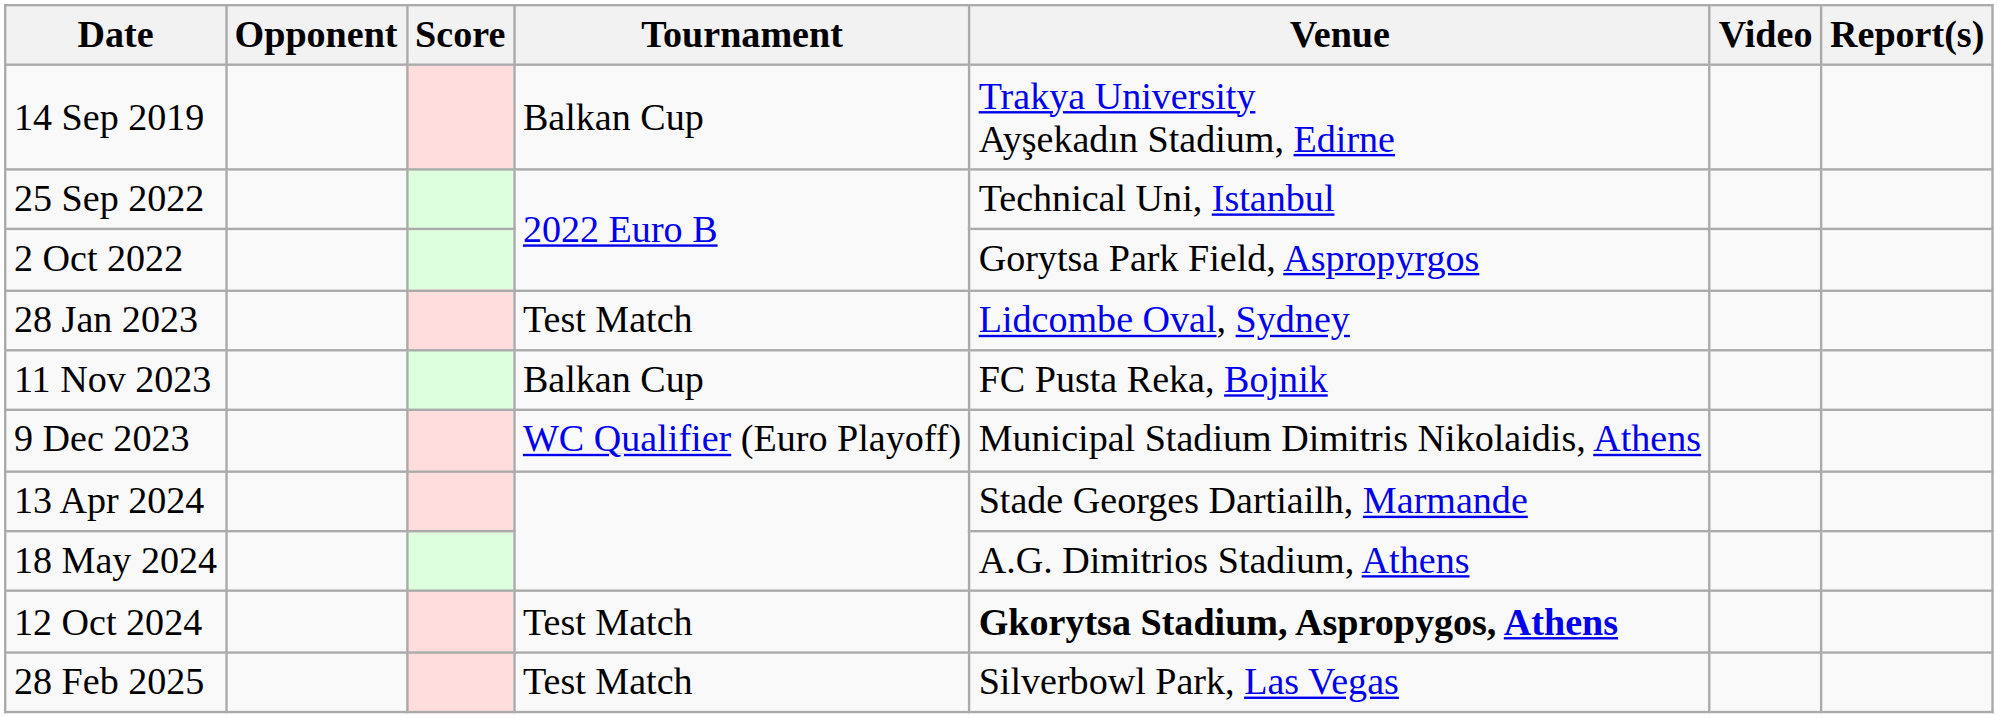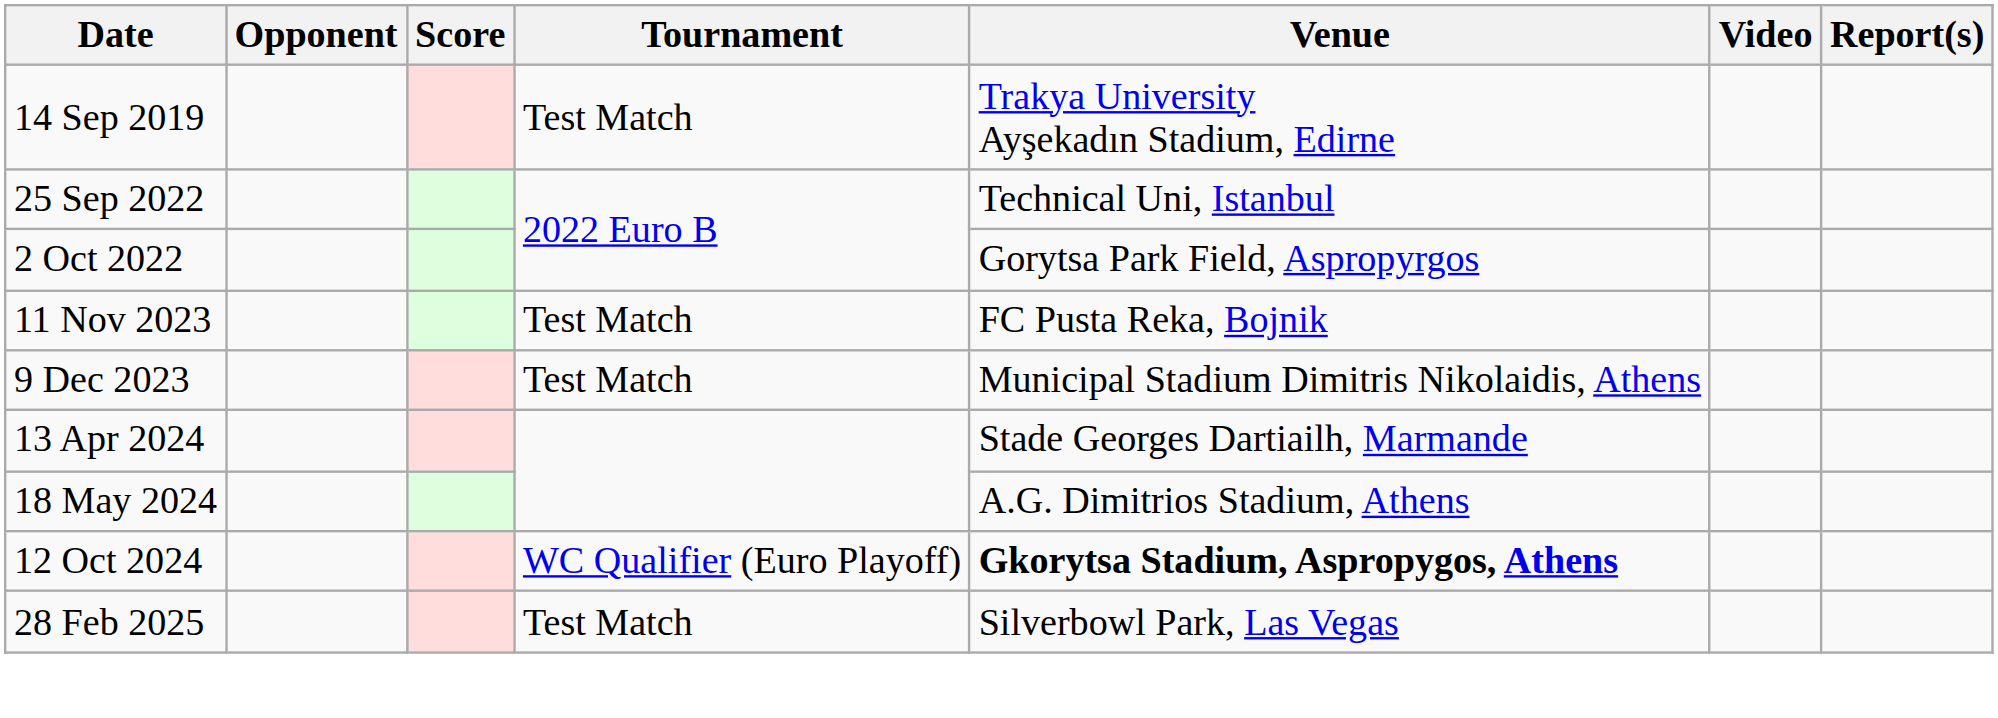(613, 116) Balkan Cup -> (608, 116) Test Match
- row: (106, 319)
(613, 379) Balkan Cup -> (608, 319) Test Match
(742, 439) WC Qualifier (Euro Playoff) -> (608, 379) Test Match
(608, 621) Test Match -> (742, 560) WC Qualifier (Euro Playoff)
